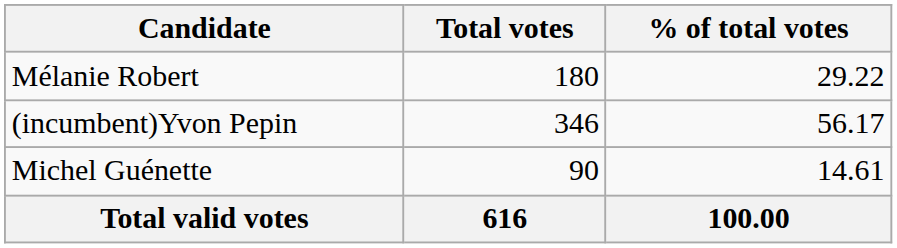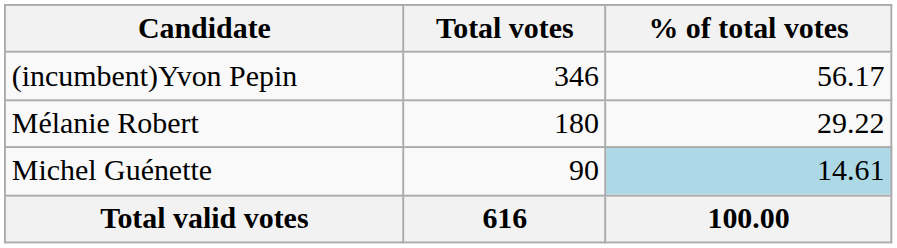rows swapped: (155, 123) <-> (105, 75)
(851, 170) no background -> (851, 170) lightblue background
